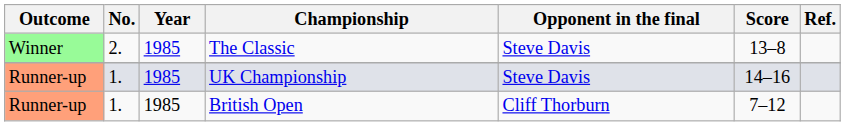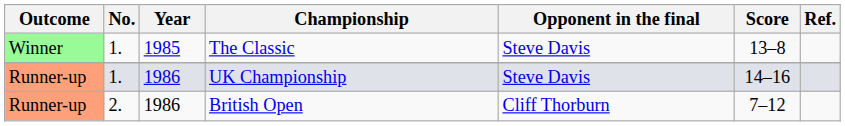(115, 47) 2. -> (115, 47) 1.
(162, 76) 1985 -> (162, 76) 1986
(115, 105) 1. -> (115, 105) 2.
(162, 105) 1985 -> (162, 105) 1986
